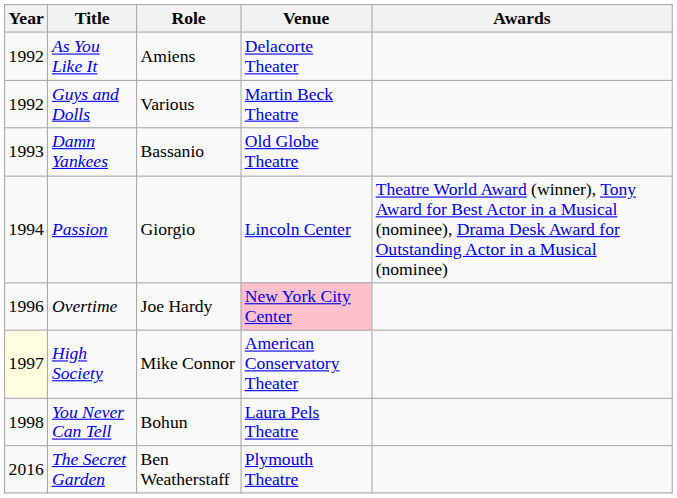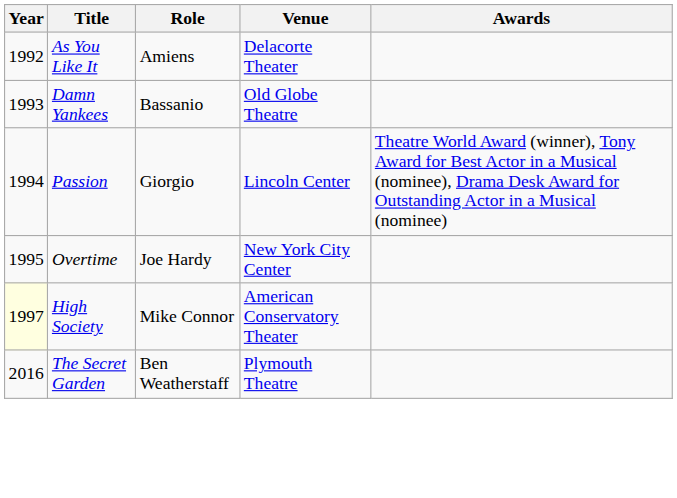- row: (85, 103)
(26, 306) 1996 -> (26, 258) 1995
(298, 306) pink background -> (297, 258) no background
- row: (88, 421)
